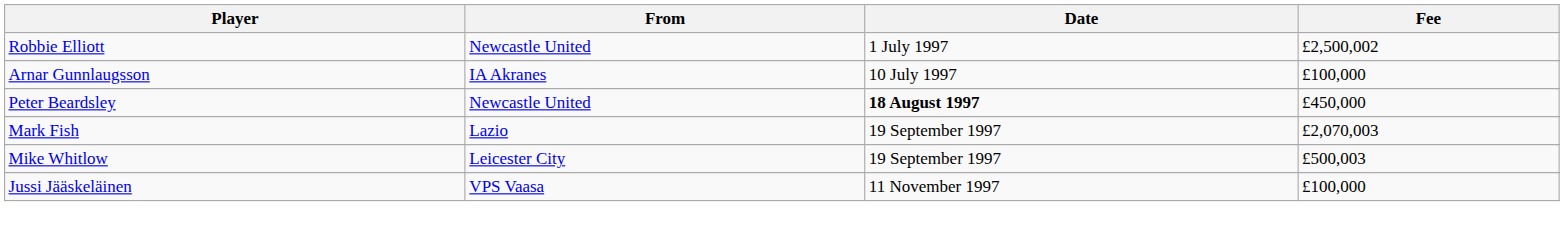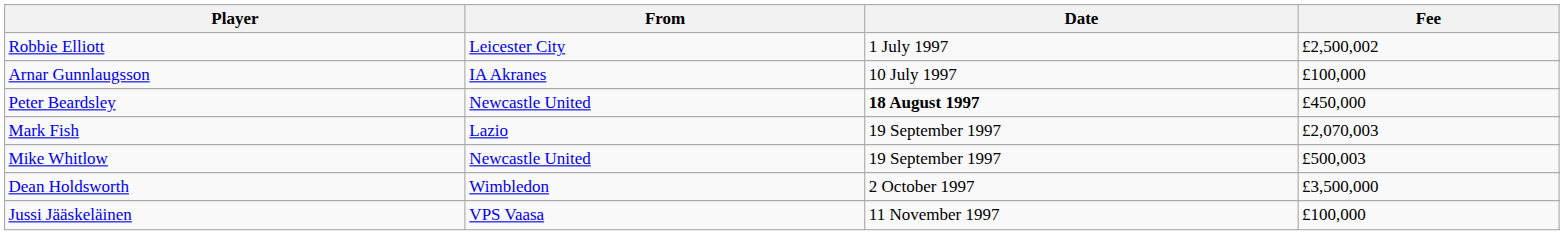(530, 46) Newcastle United -> (517, 46) Leicester City
(517, 159) Leicester City -> (530, 159) Newcastle United
+ row: (69, 187)
